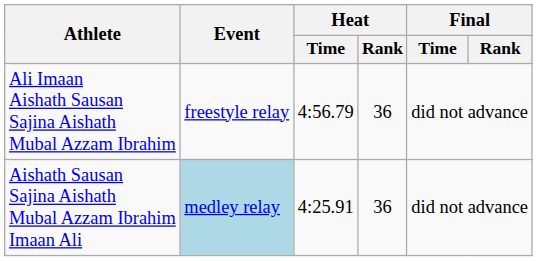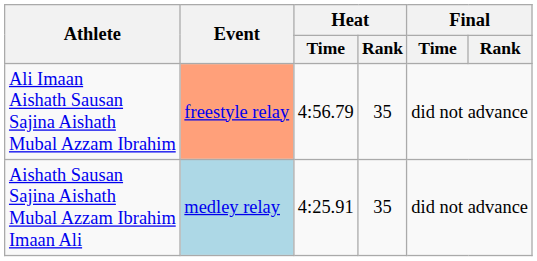(237, 111) no background -> (237, 111) lightsalmon background
(382, 111) 36 -> (382, 111) 35
(382, 207) 36 -> (382, 207) 35
